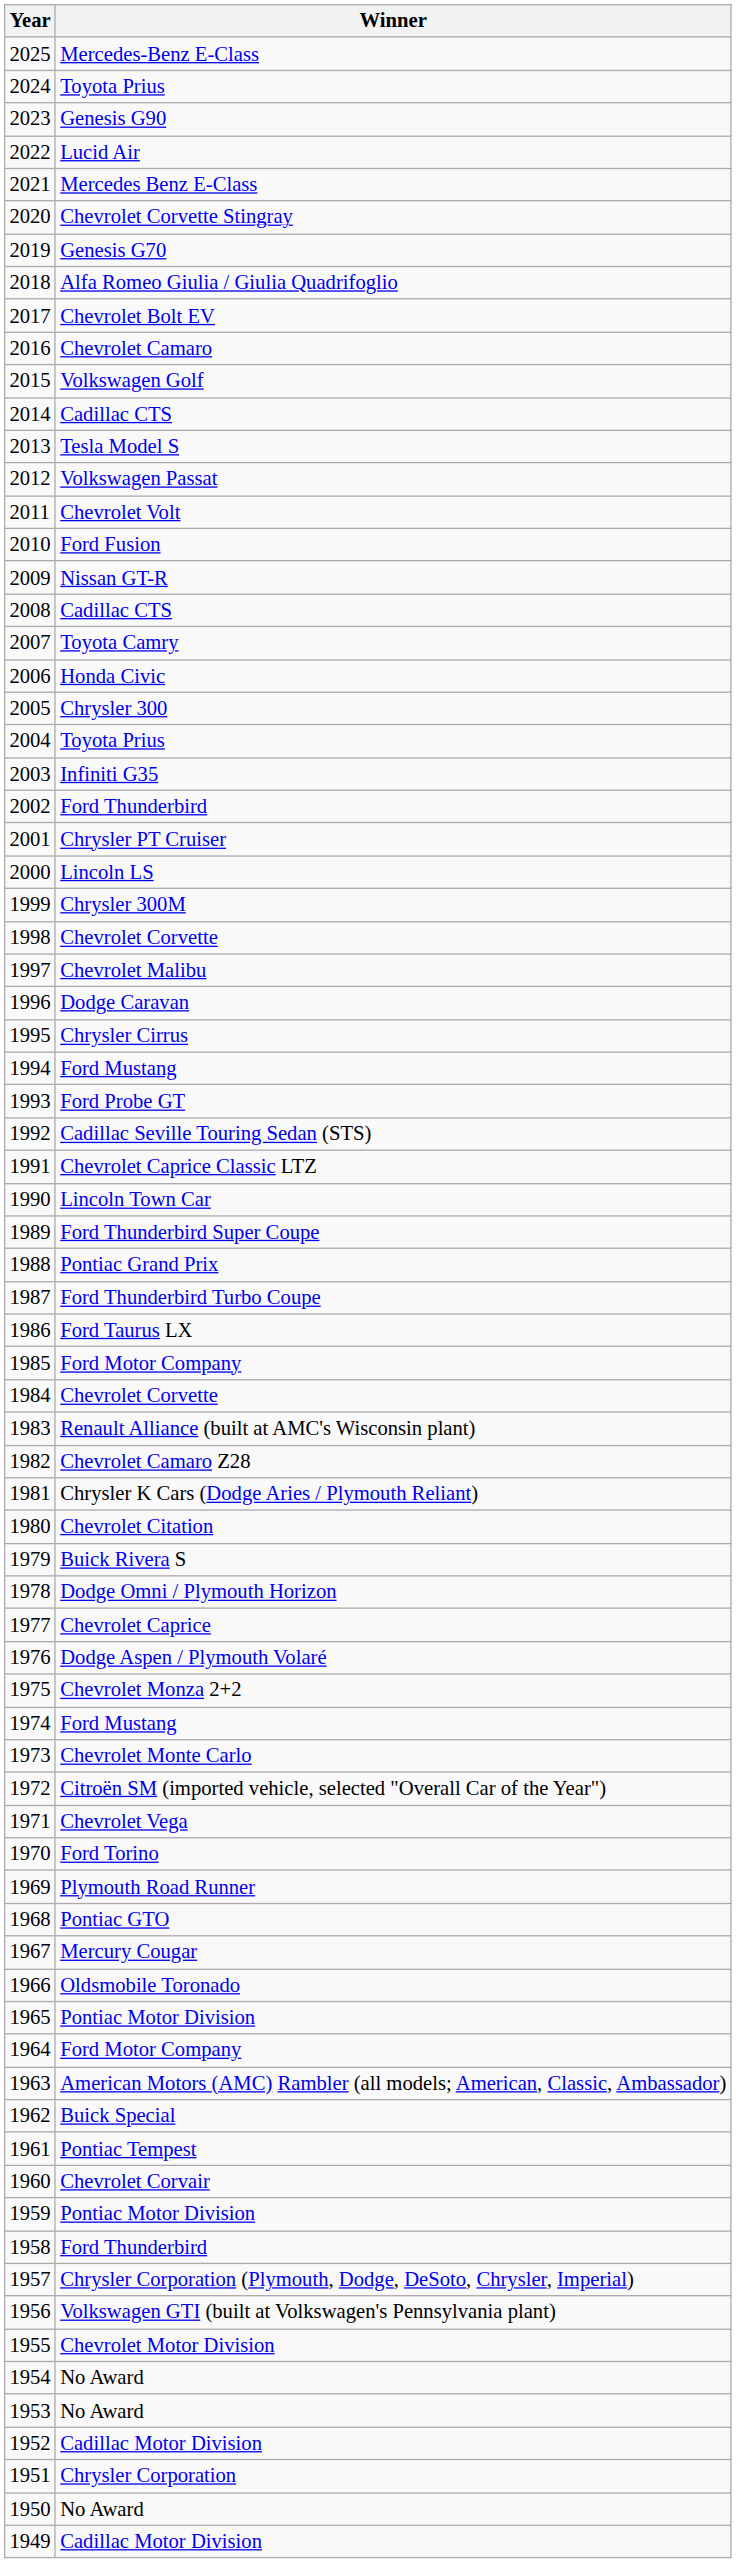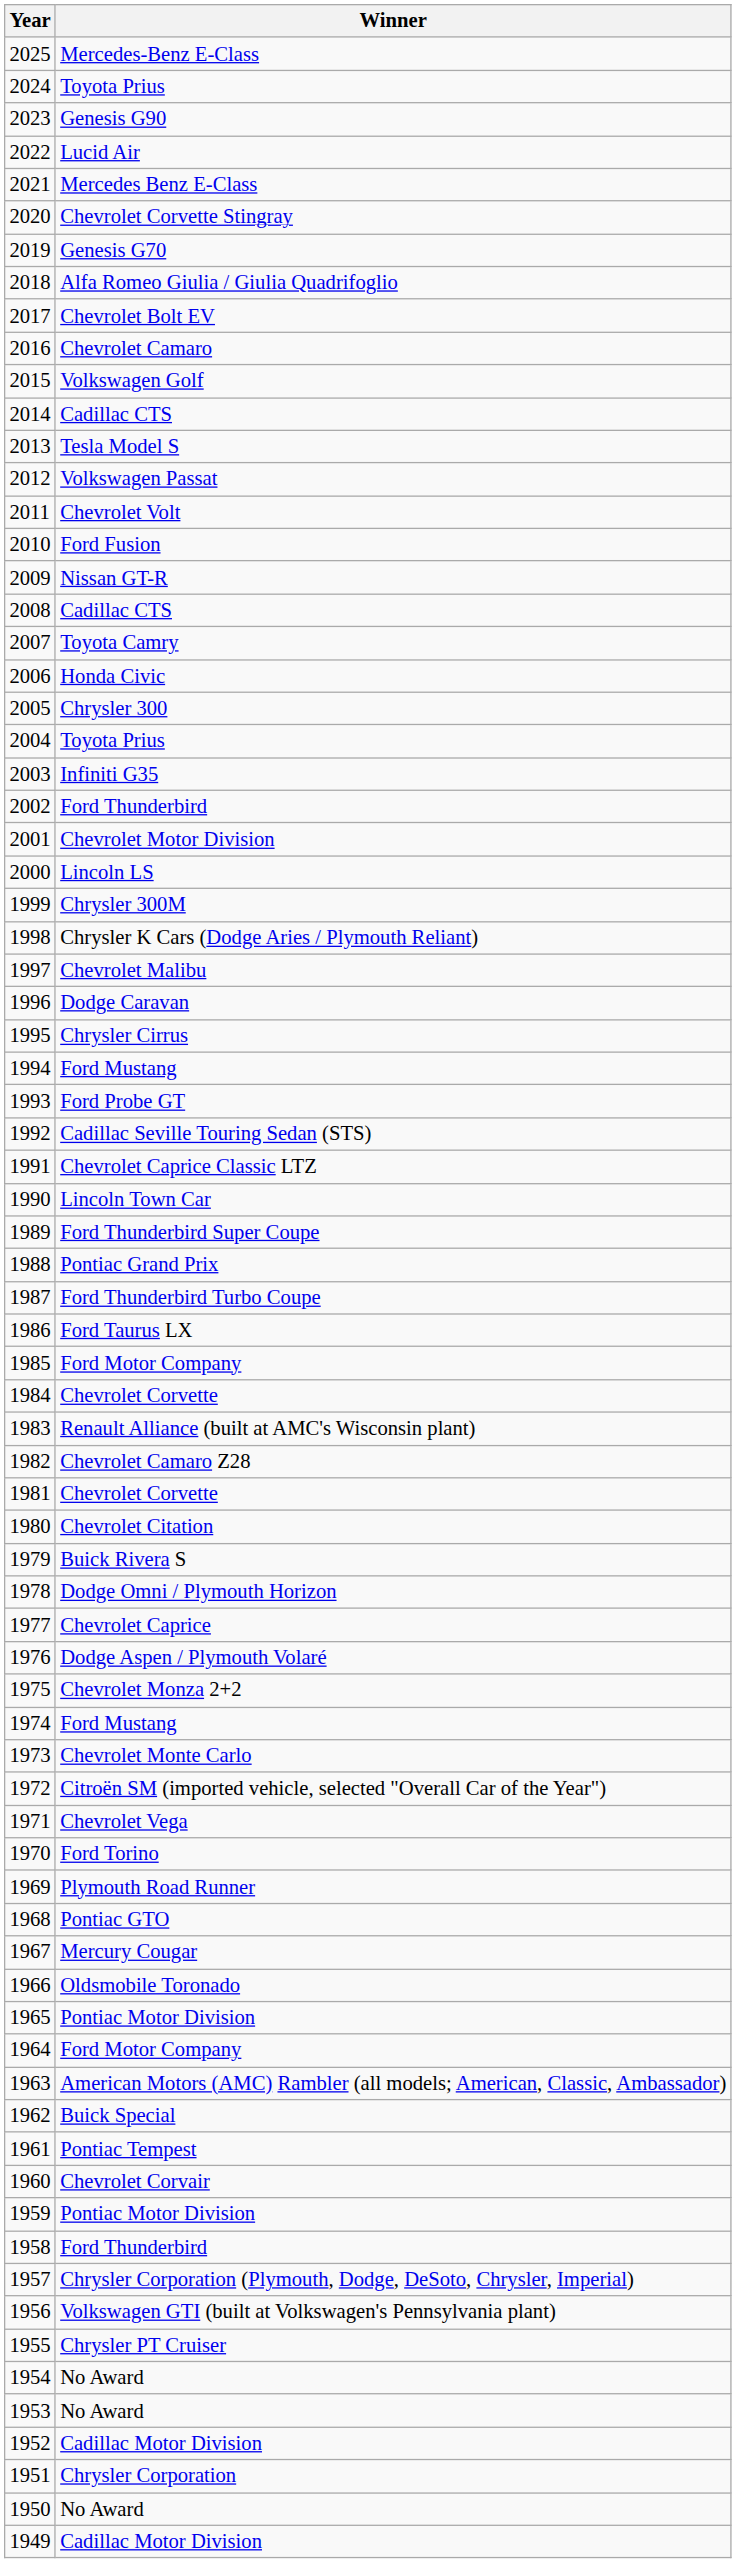(143, 839) Chrysler PT Cruiser -> (167, 839) Chevrolet Motor Division
(139, 937) Chevrolet Corvette -> (269, 937) Chrysler K Cars (Dodge Aries / Plymouth Reliant)
(269, 1493) Chrysler K Cars (Dodge Aries / Plymouth Reliant) -> (139, 1493) Chevrolet Corvette
(167, 2344) Chevrolet Motor Division -> (143, 2344) Chrysler PT Cruiser
